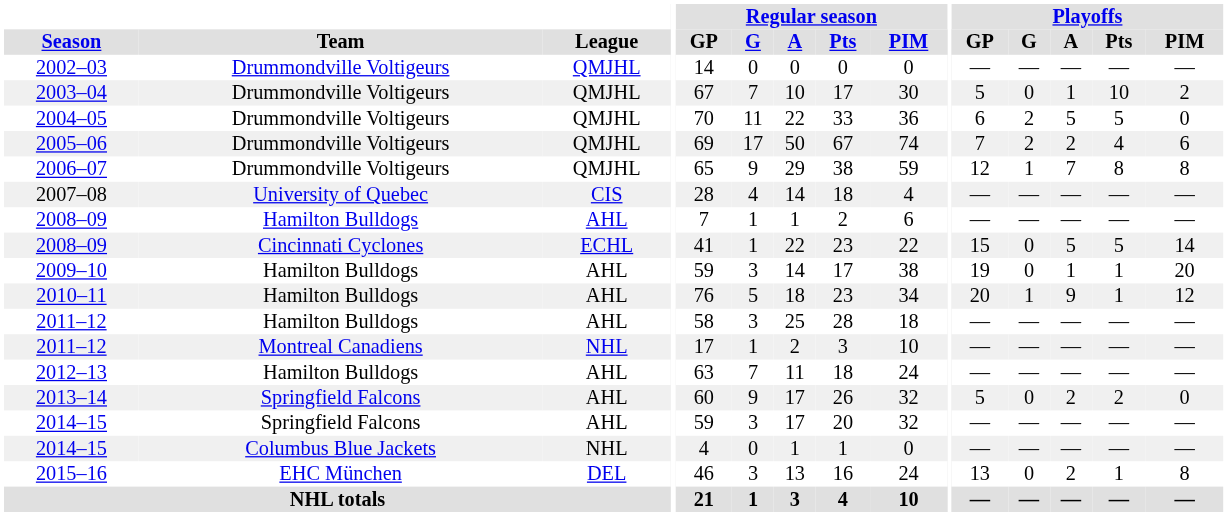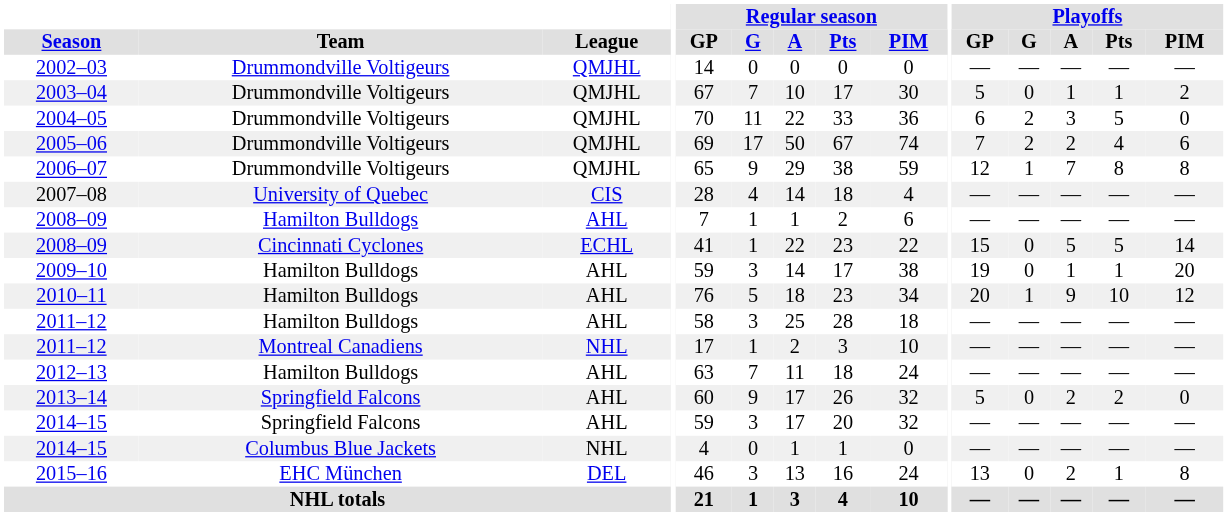(1119, 92) 10 -> (1119, 92) 1
(1071, 118) 5 -> (1071, 118) 3
(1119, 295) 1 -> (1119, 295) 10
